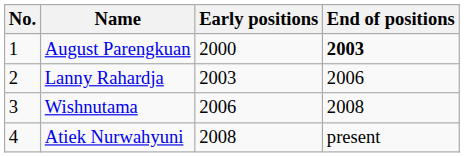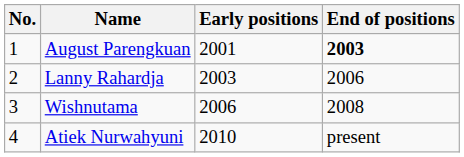(218, 48) 2000 -> (218, 48) 2001
(218, 136) 2008 -> (218, 136) 2010
